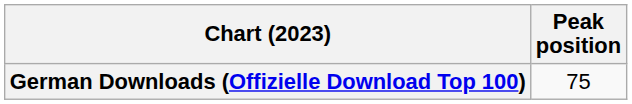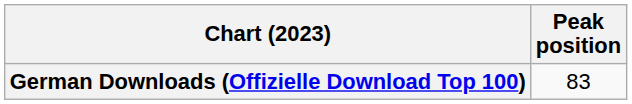(578, 81) 75 -> (578, 81) 83
